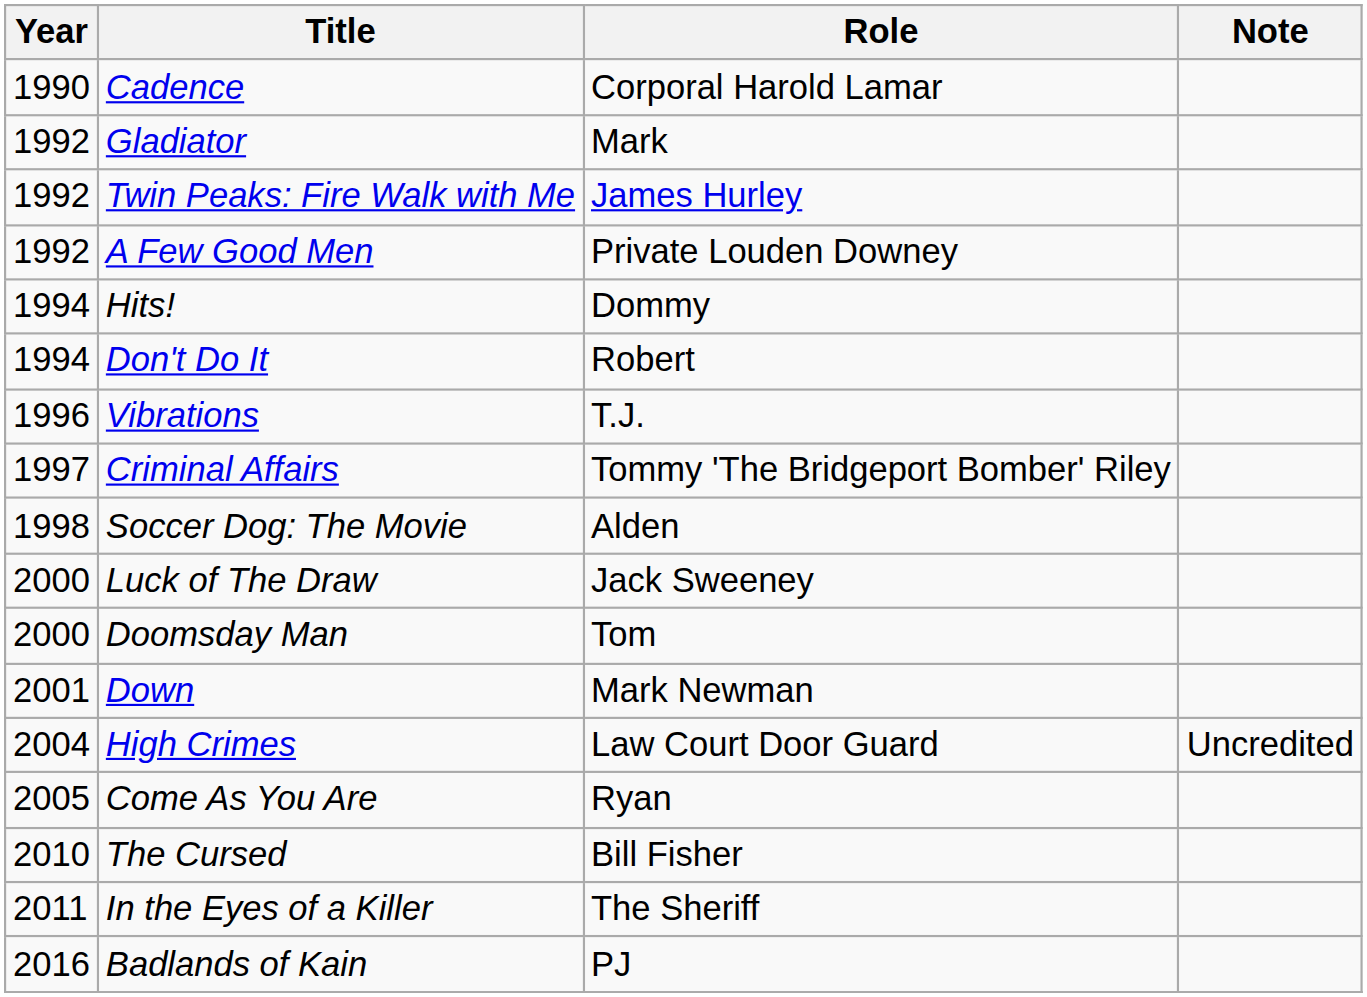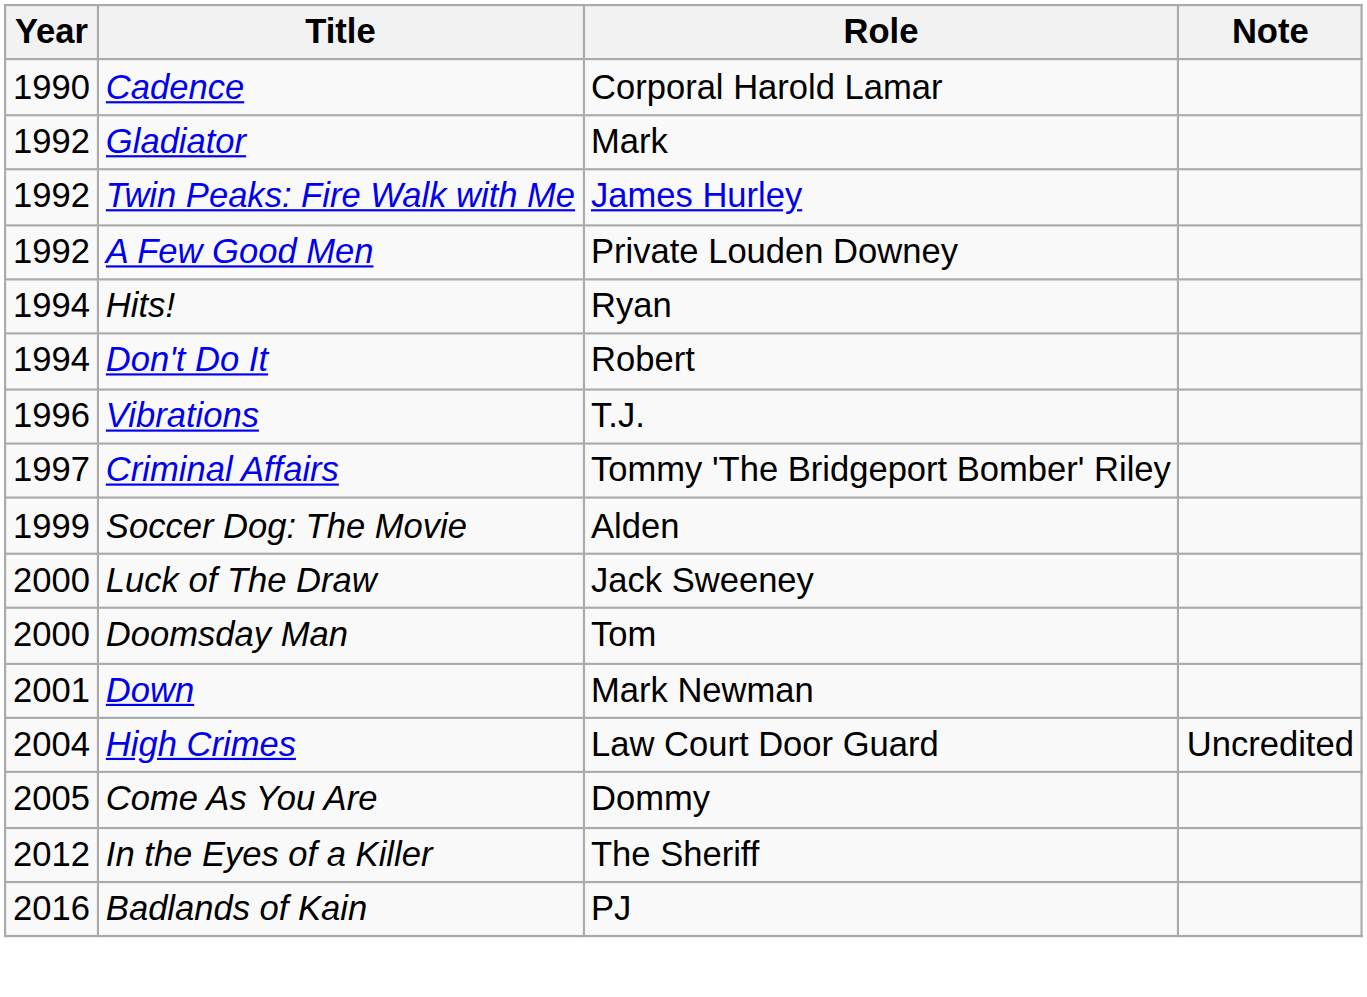(651, 305) Dommy -> (631, 305) Ryan
(51, 525) 1998 -> (51, 525) 1999
(631, 799) Ryan -> (651, 799) Dommy
- row: (196, 854)
(50, 908) 2011 -> (51, 854) 2012
